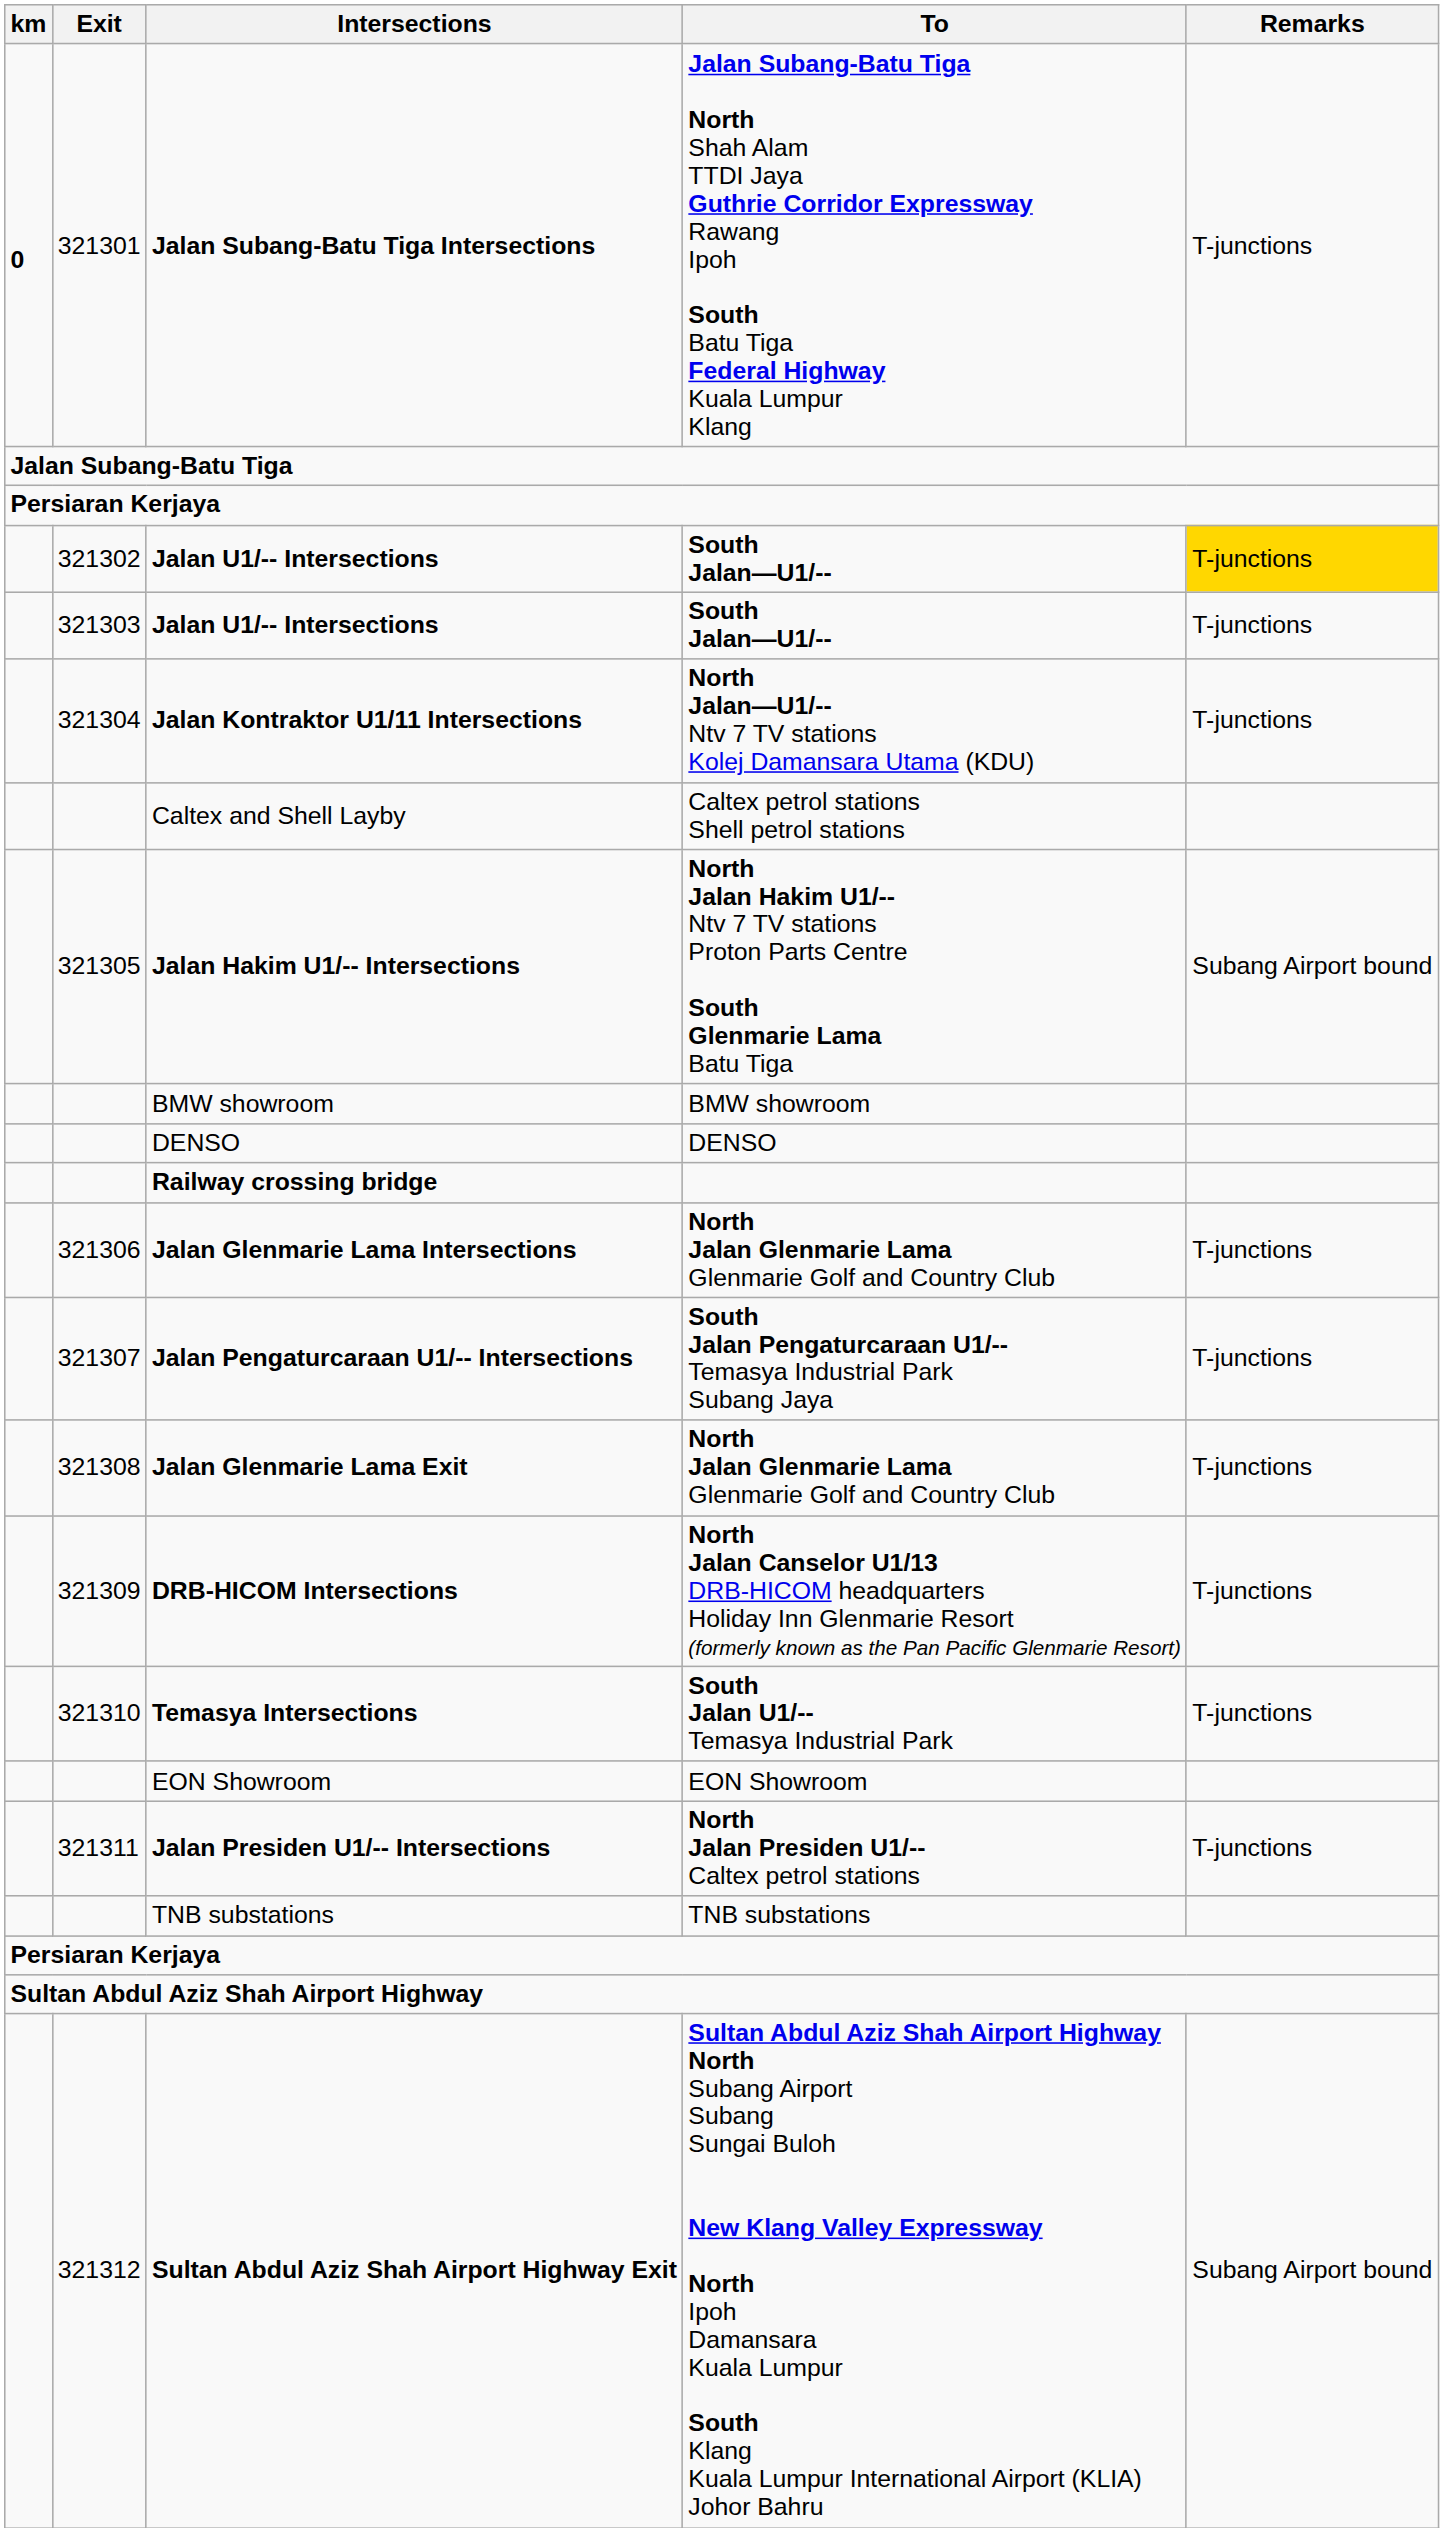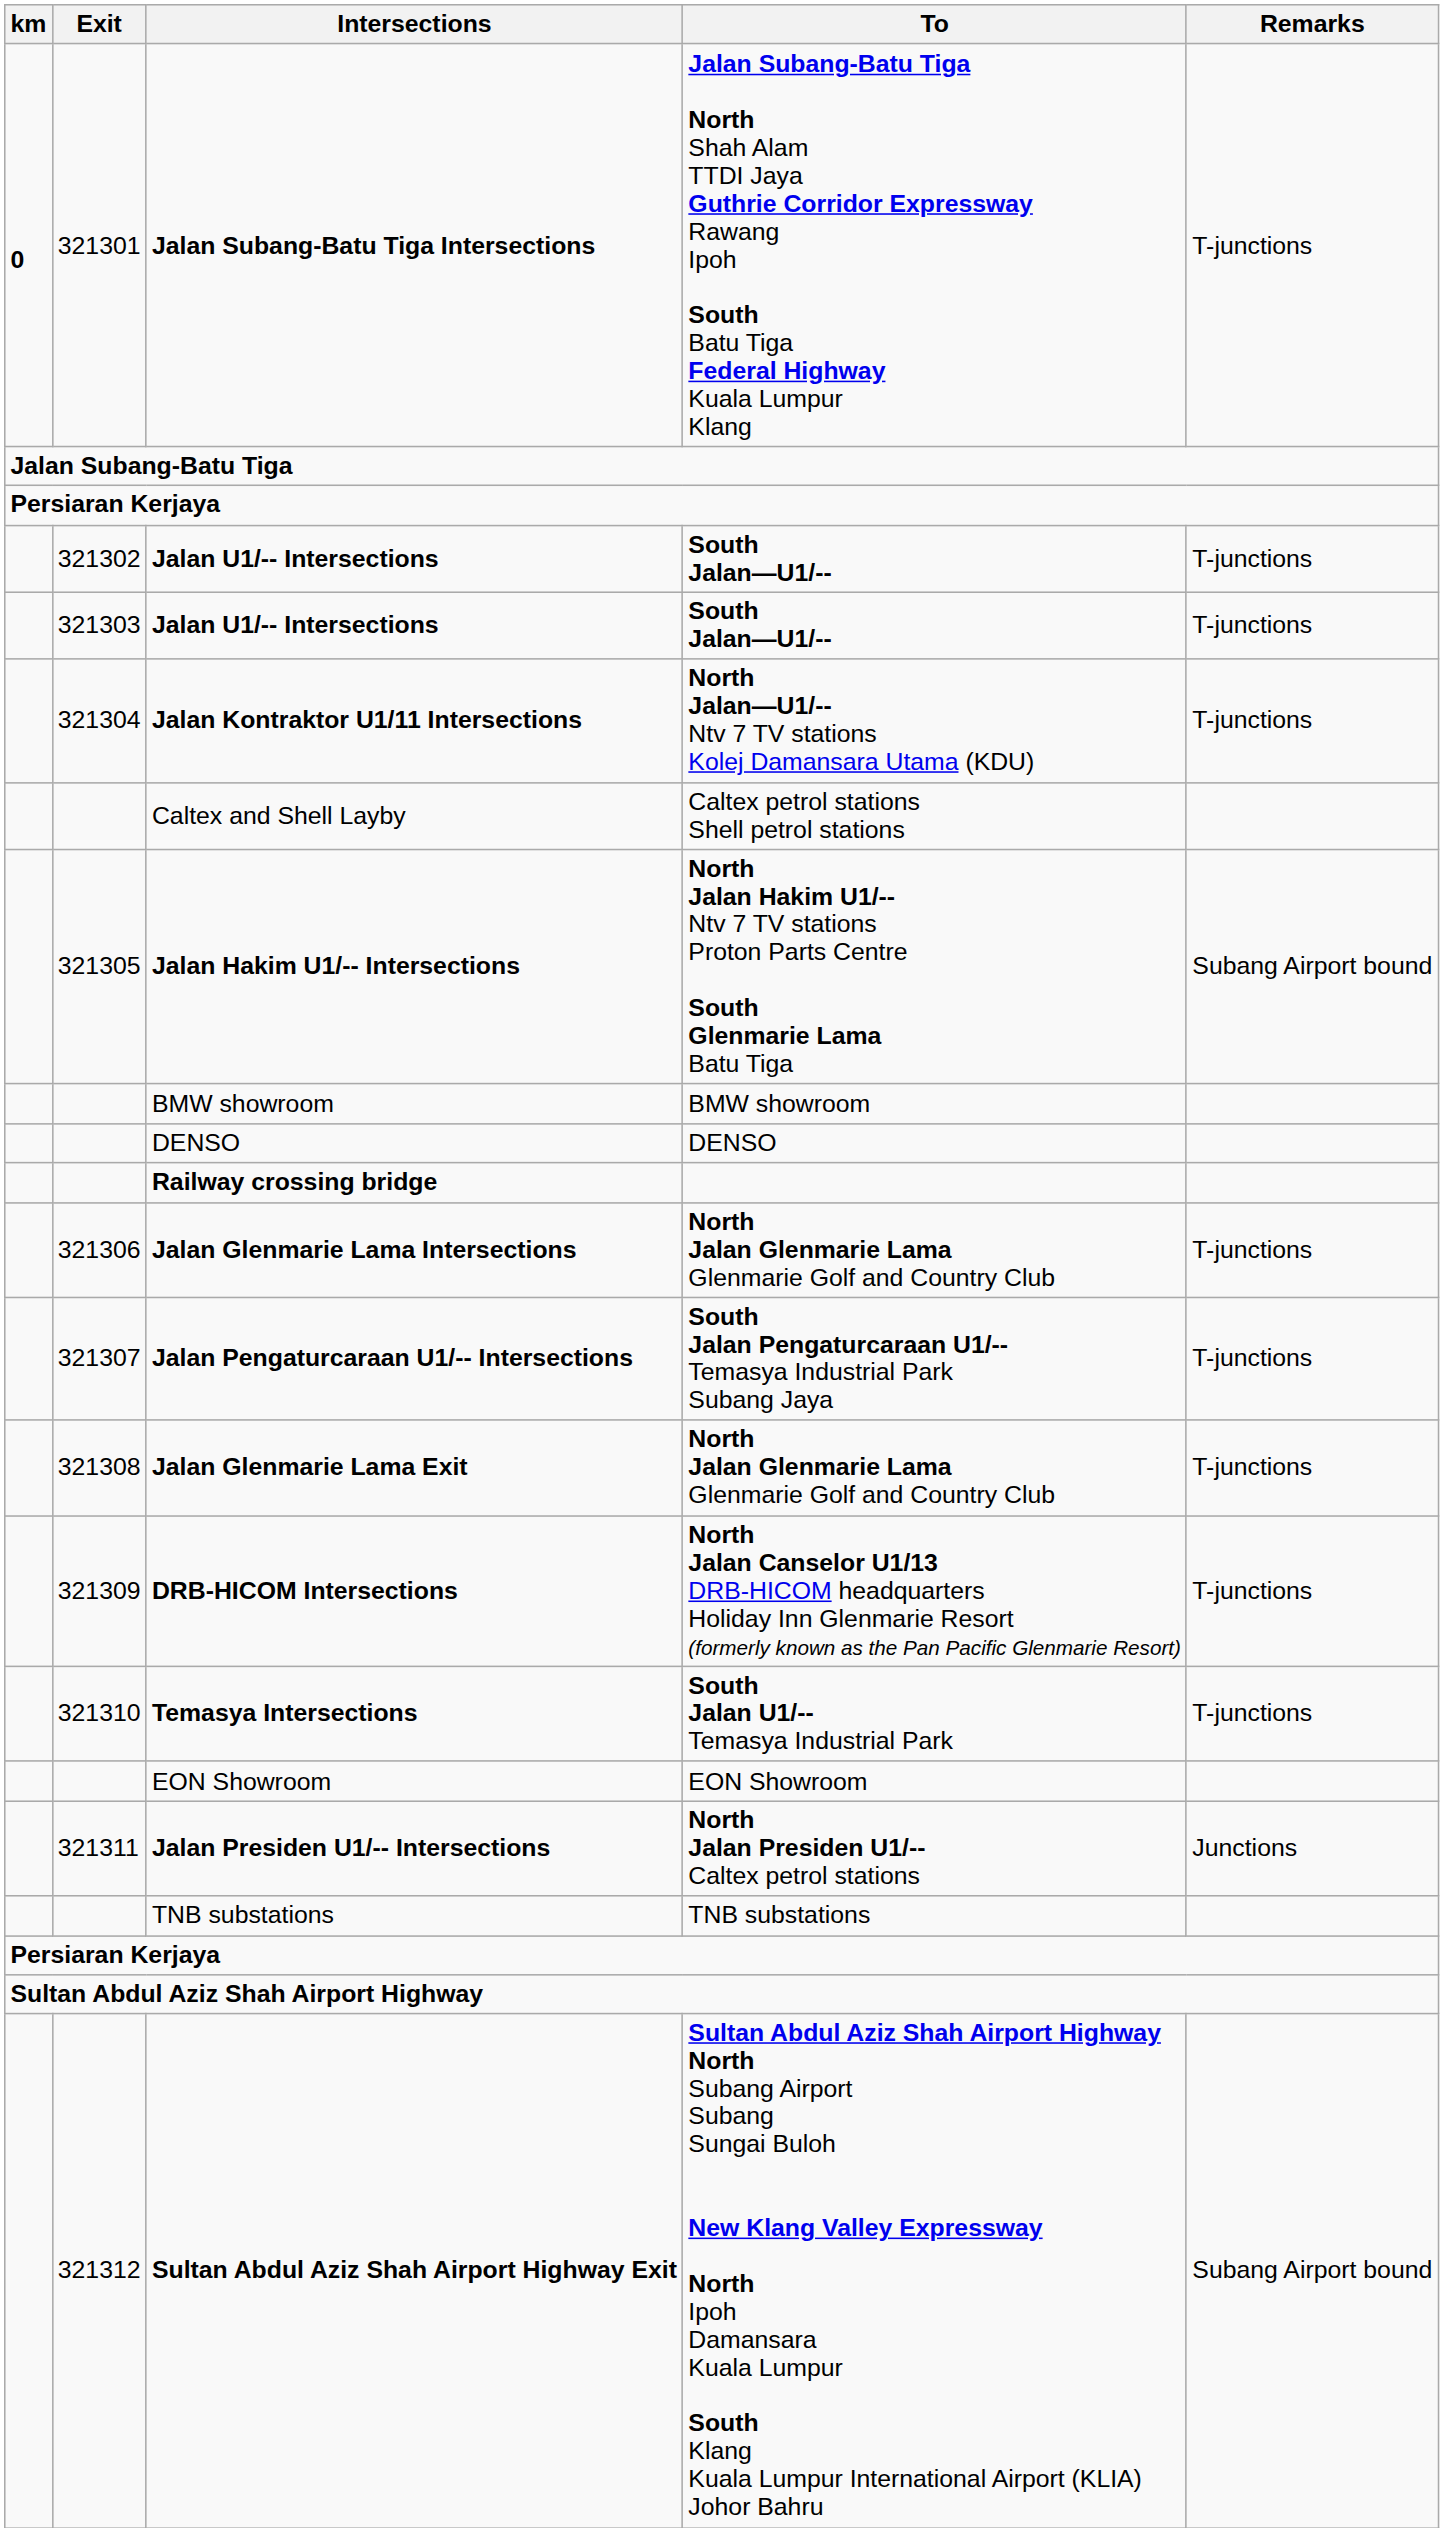(1252, 558) gold background -> (1252, 558) no background
(1252, 1848) T-junctions -> (1245, 1848) Junctions
